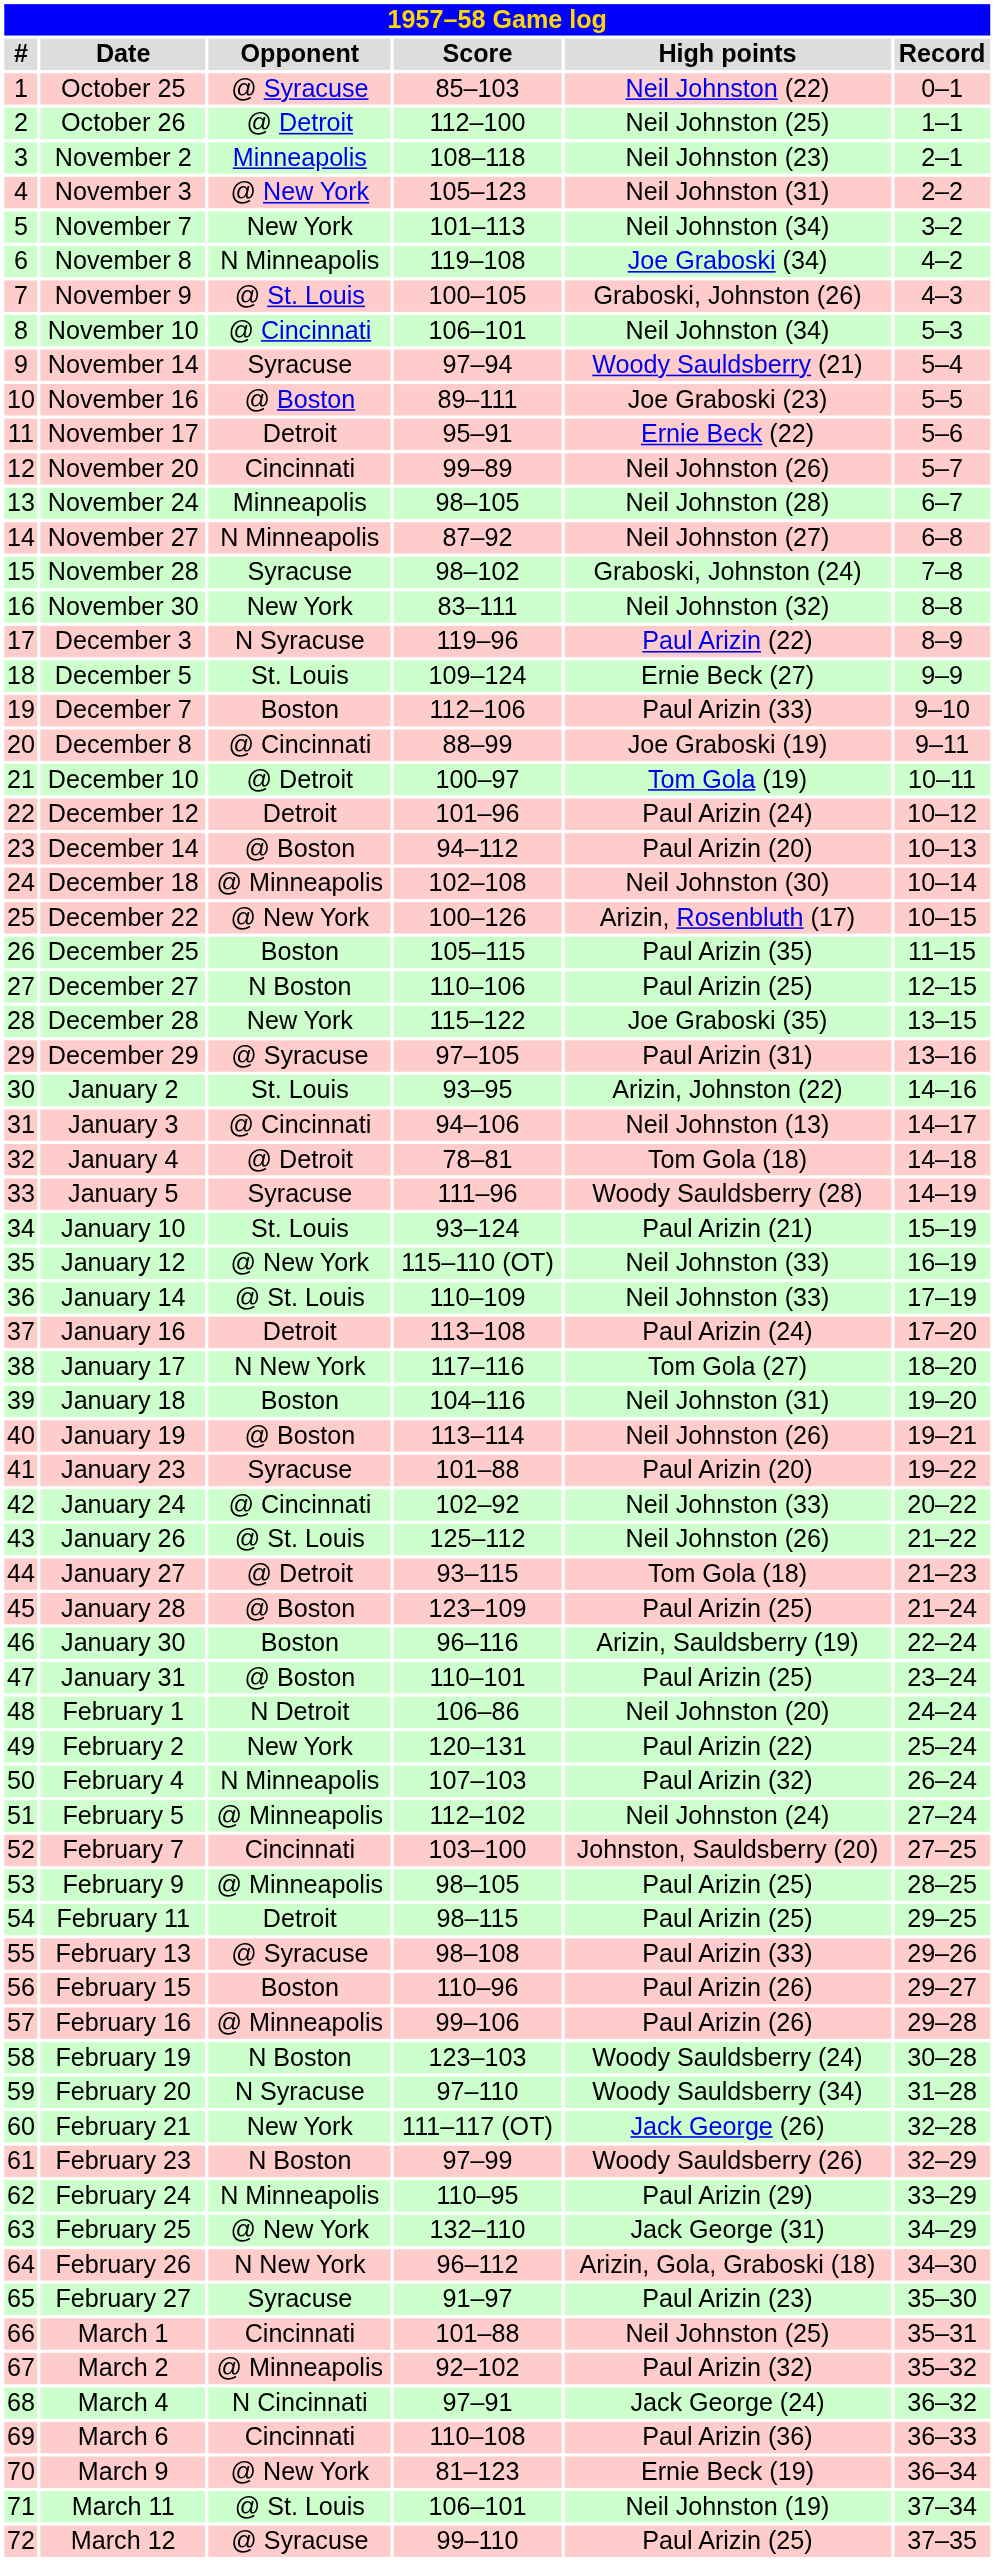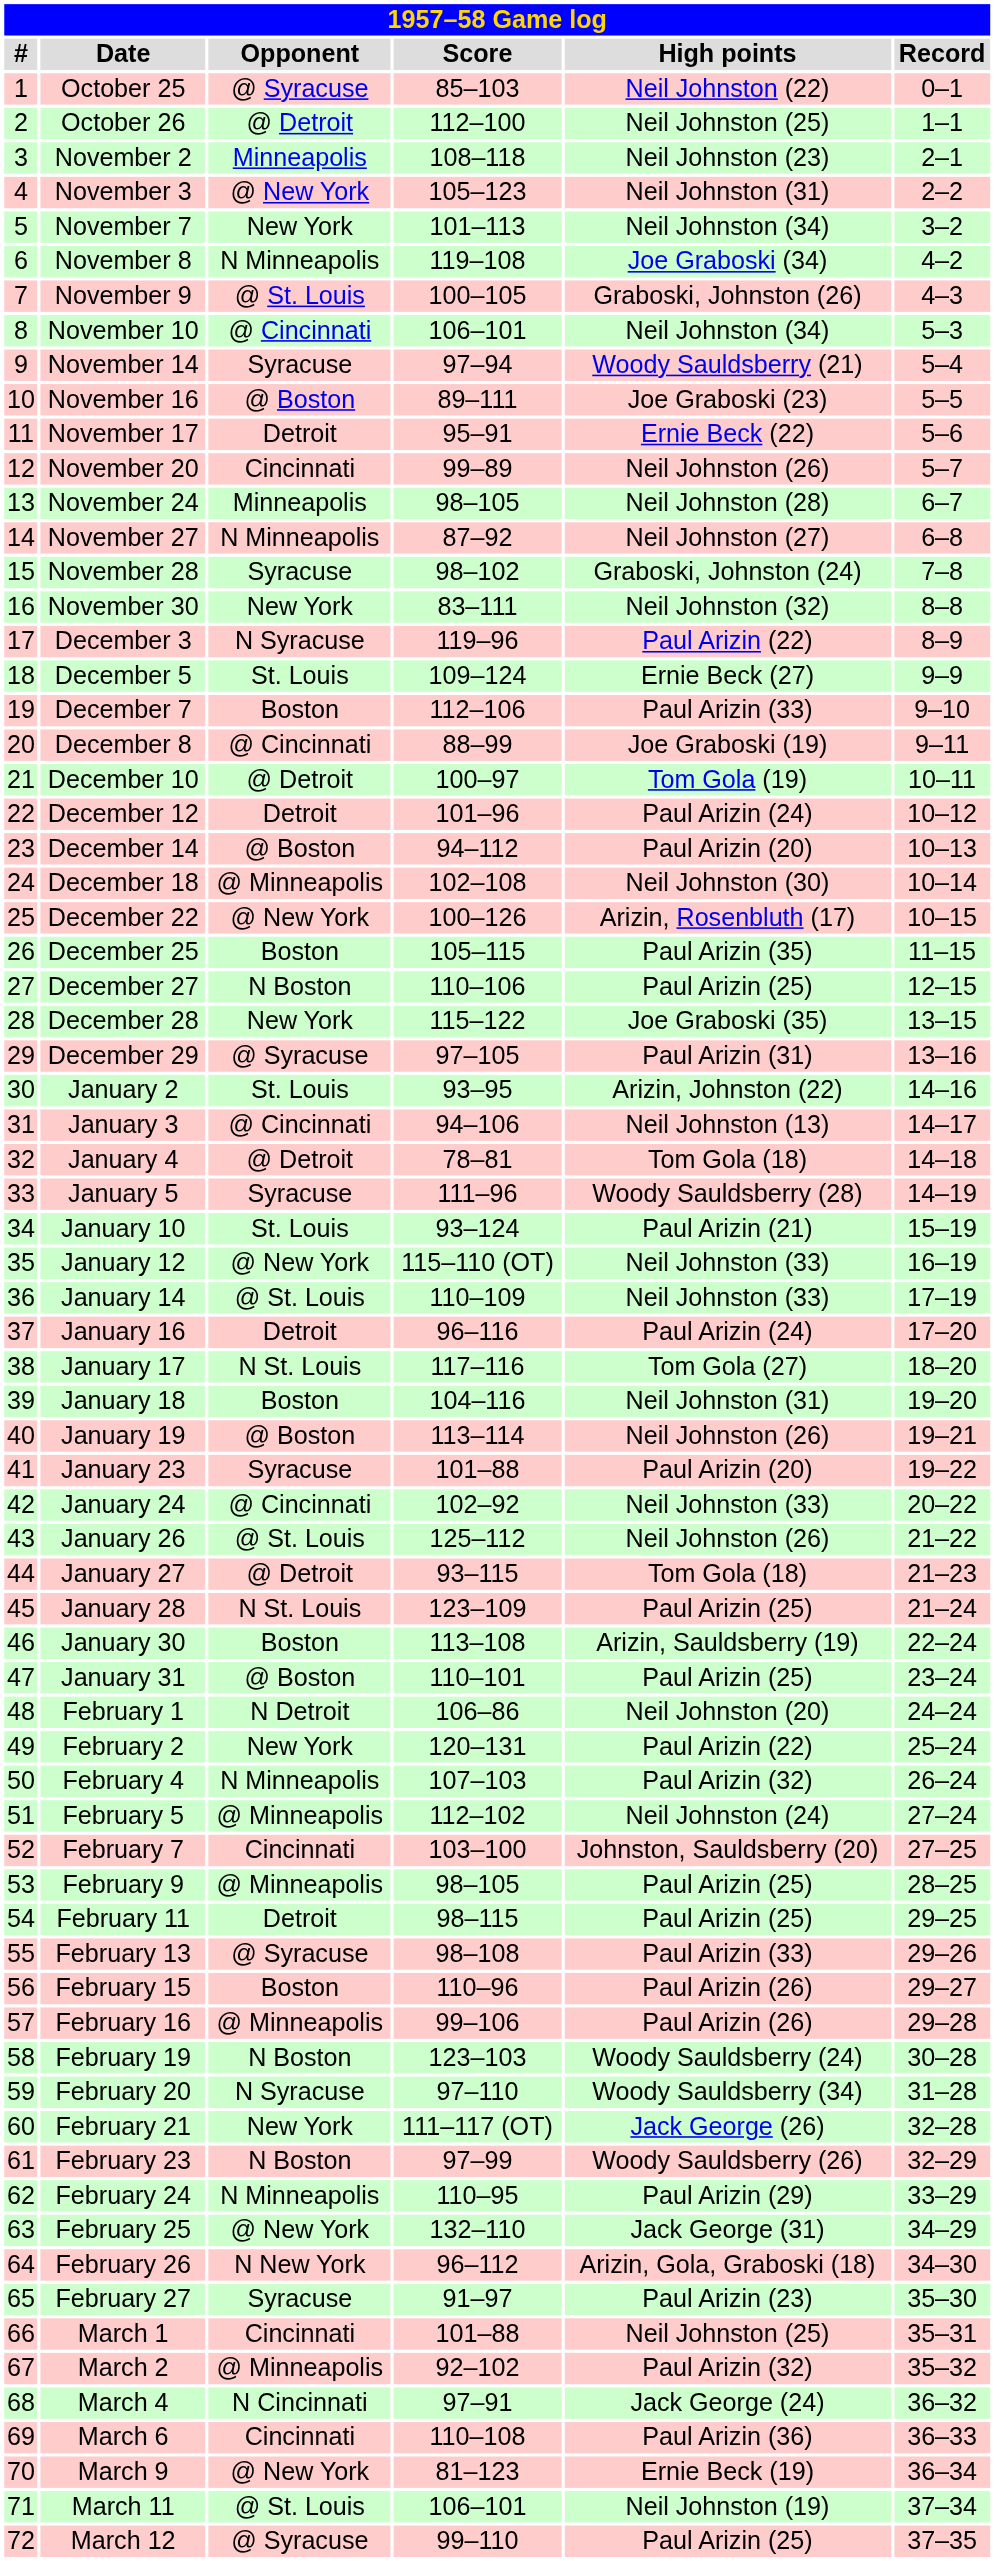(477, 1332) 113–108 -> (477, 1332) 96–116
(300, 1366) N New York -> (300, 1366) N St. Louis
(300, 1608) @ Boston -> (300, 1608) N St. Louis
(477, 1642) 96–116 -> (477, 1642) 113–108
